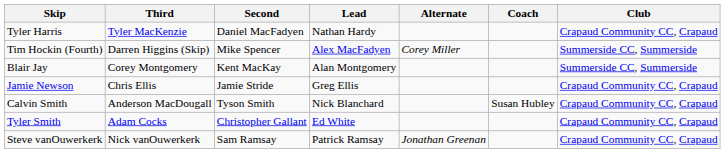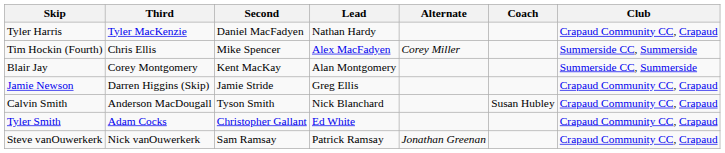(159, 49) Darren Higgins (Skip) -> (132, 49) Chris Ellis
(132, 85) Chris Ellis -> (159, 85) Darren Higgins (Skip)
